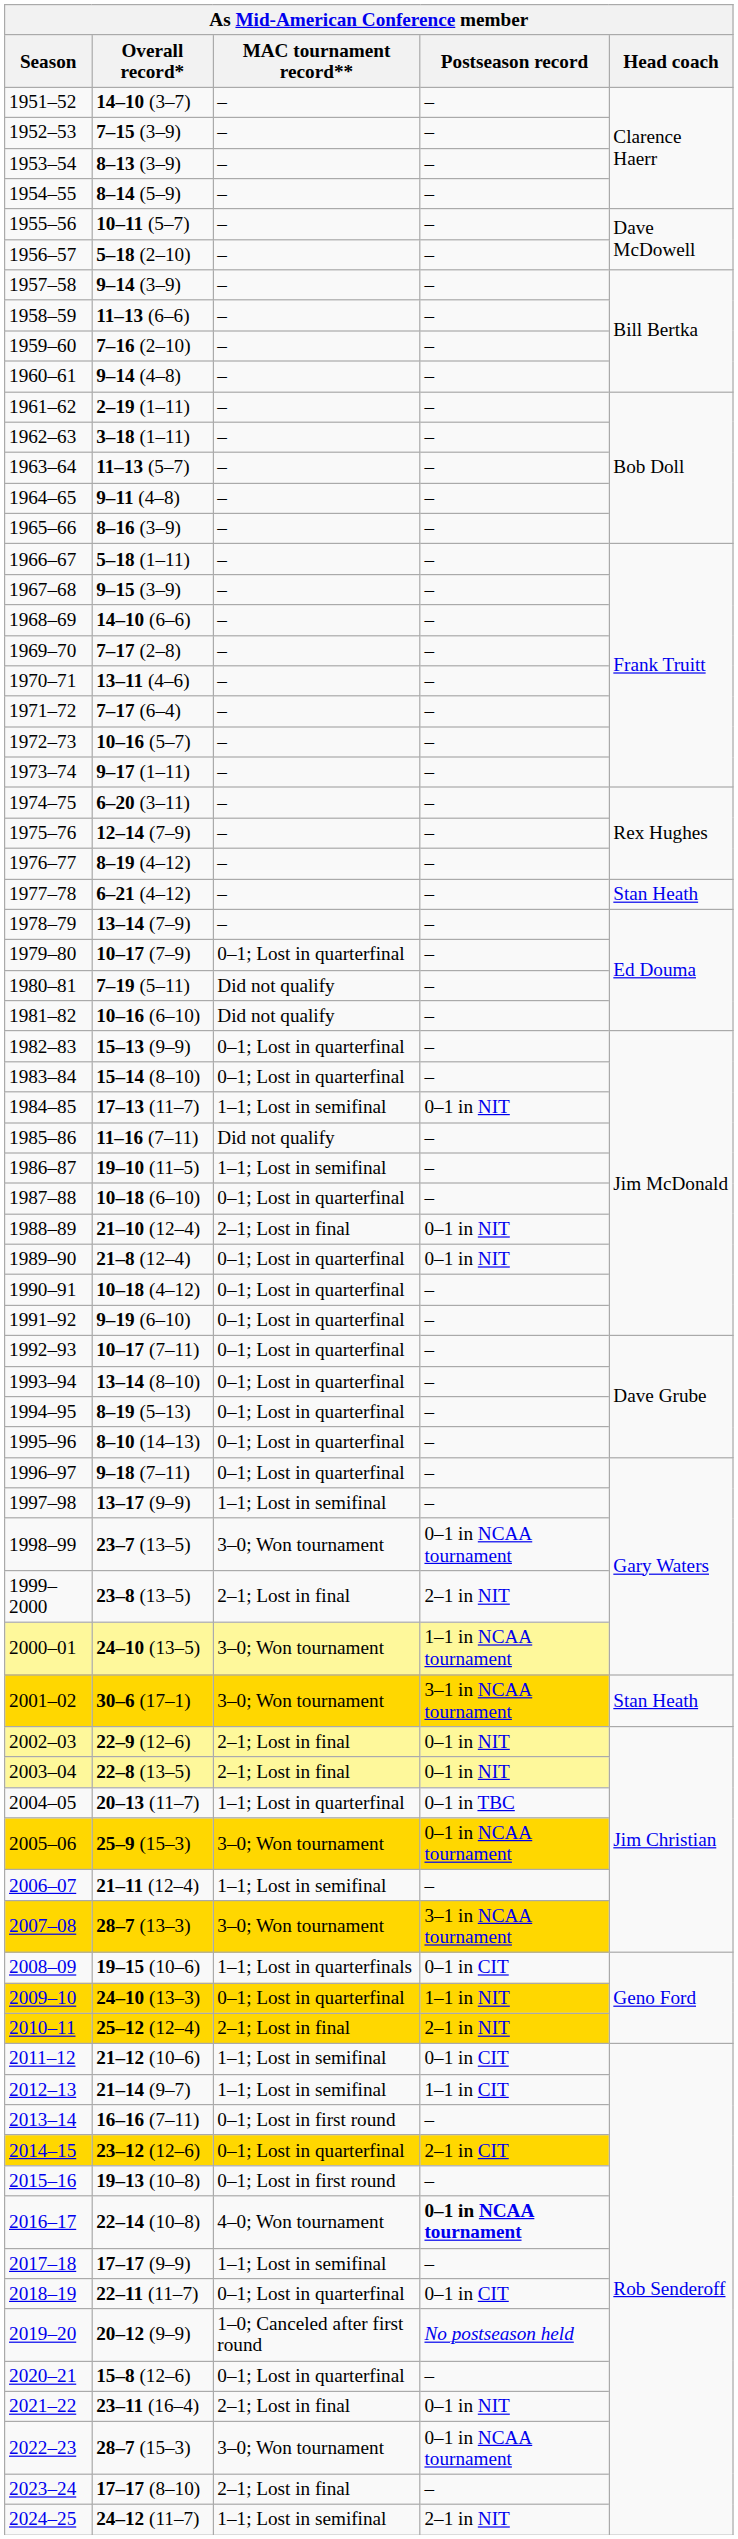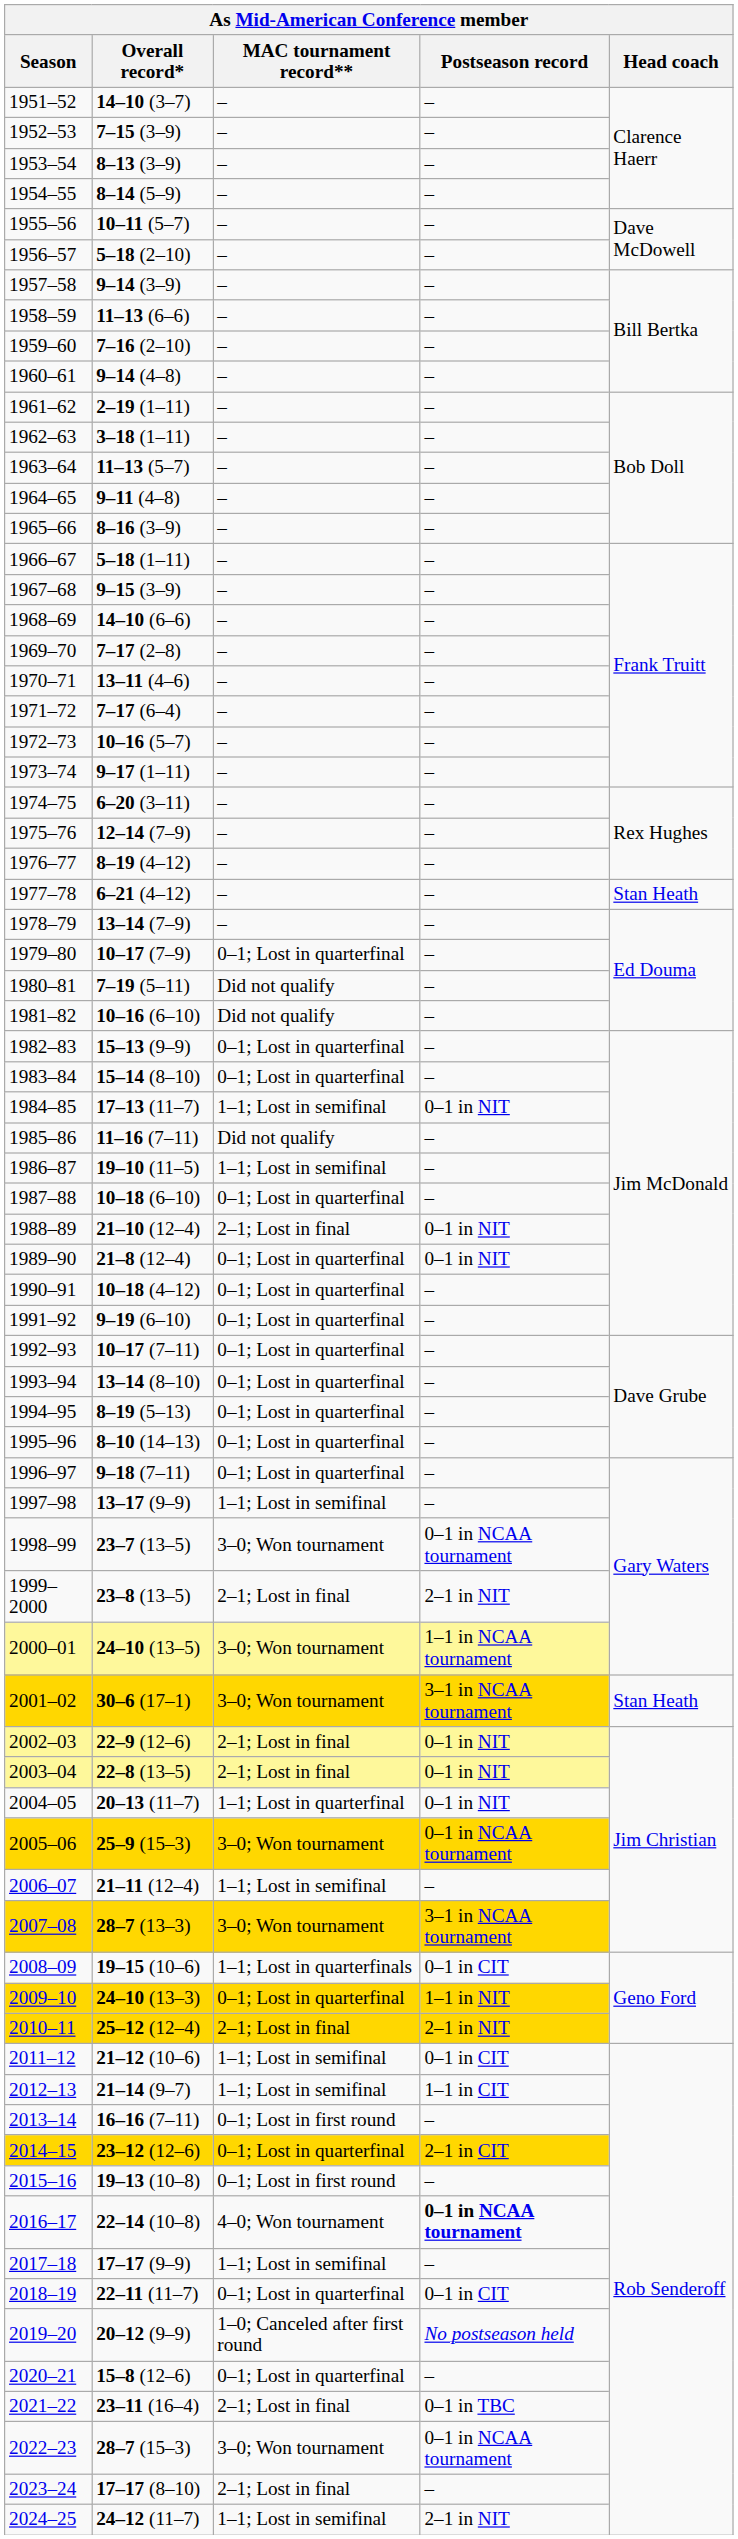(470, 1802) 0–1 in TBC -> (467, 1802) 0–1 in NIT
(467, 2406) 0–1 in NIT -> (470, 2406) 0–1 in TBC
